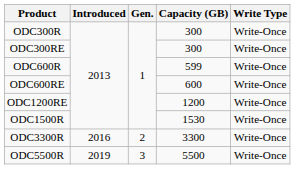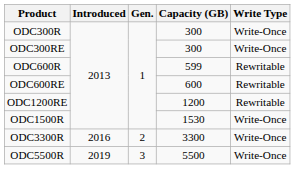(260, 66) Write-Once -> (260, 66) Rewritable
(260, 84) Write-Once -> (260, 84) Rewritable
(260, 102) Write-Once -> (260, 102) Rewritable
